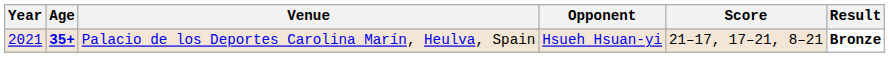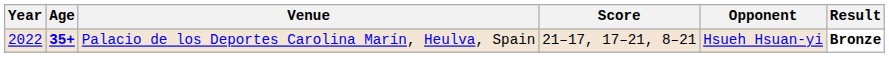columns swapped: (602, 16) <-> (746, 16)
(25, 40) 2021 -> (25, 40) 2022
